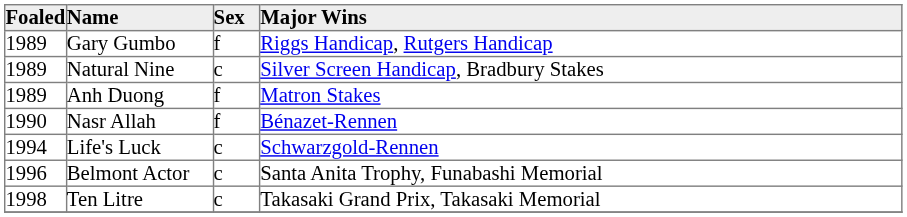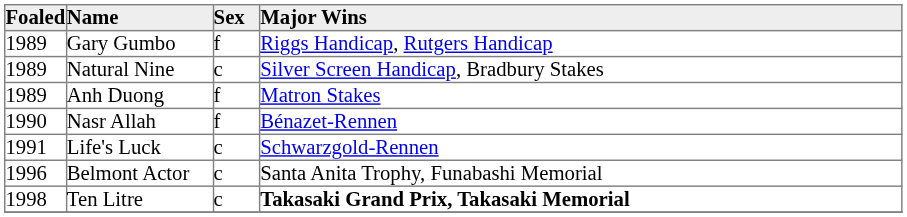(26, 147) 1994 -> (26, 147) 1991
(430, 198) normal -> (445, 198) bold
